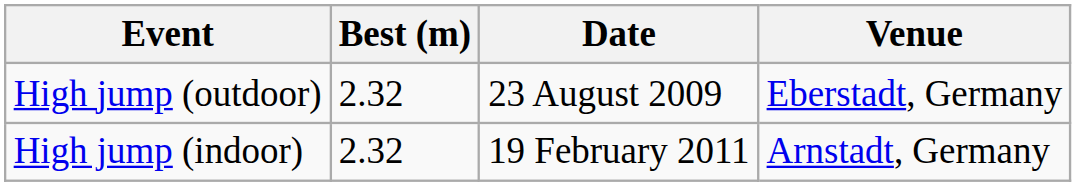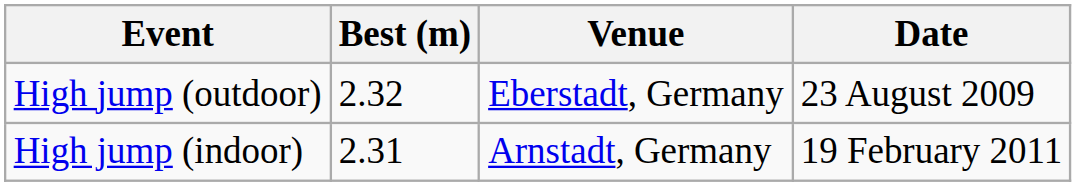columns swapped: (914, 33) <-> (619, 33)
(371, 151) 2.32 -> (371, 151) 2.31
